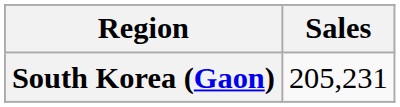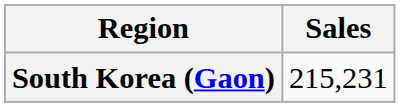(338, 76) 205,231 -> (338, 76) 215,231
